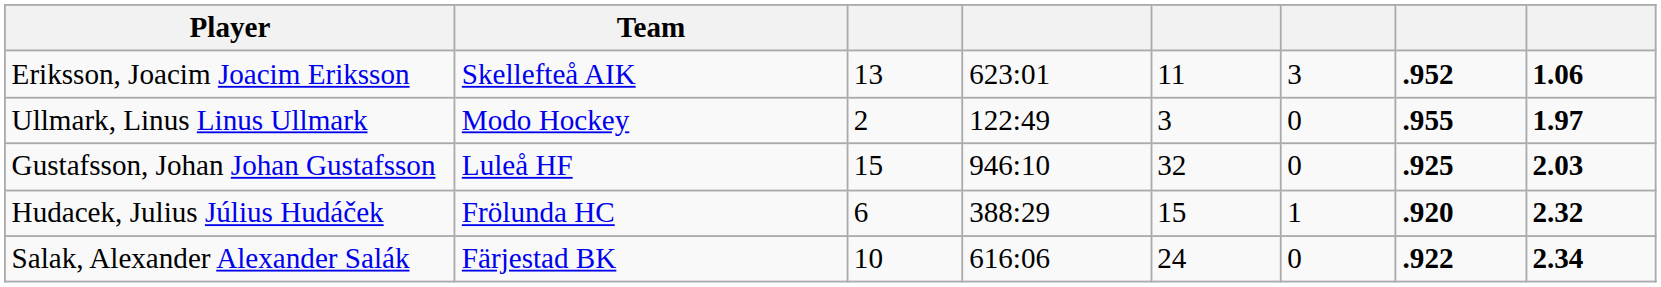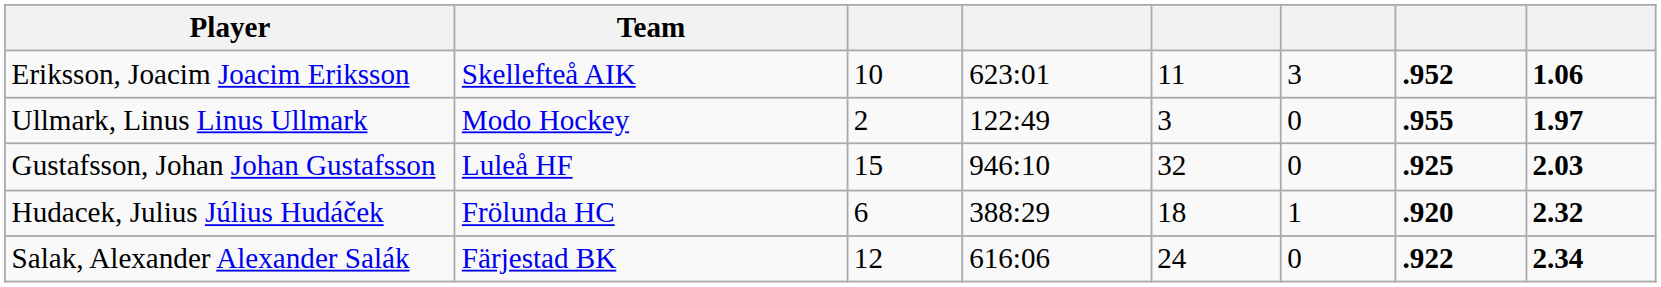(868, 73) 13 -> (868, 73) 10
(1172, 212) 15 -> (1172, 212) 18
(868, 258) 10 -> (868, 258) 12
